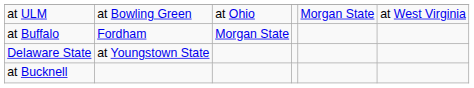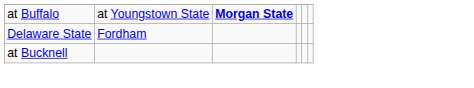- row: (27, 14)
(122, 33) Fordham -> (153, 14) at Youngstown State
(252, 33) normal -> (254, 14) bold
(153, 53) at Youngstown State -> (122, 33) Fordham
